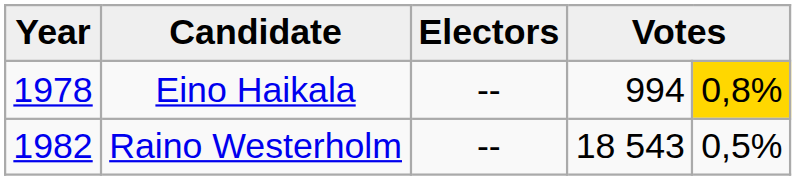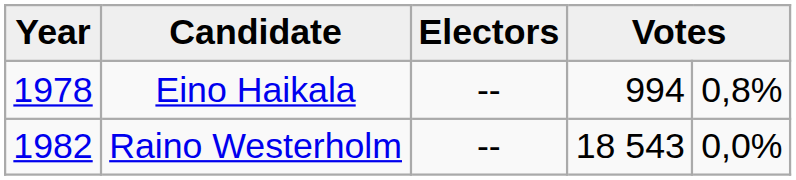(742, 89) gold background -> (742, 89) no background
(742, 145) 0,5% -> (742, 145) 0,0%
